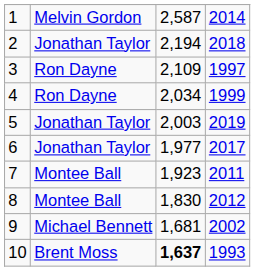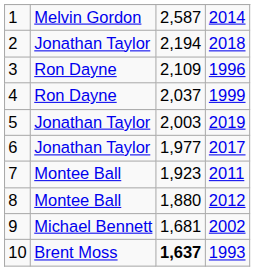(227, 69) 1997 -> (227, 69) 1996
(181, 95) 2,034 -> (181, 95) 2,037
(181, 200) 1,830 -> (181, 200) 1,880
